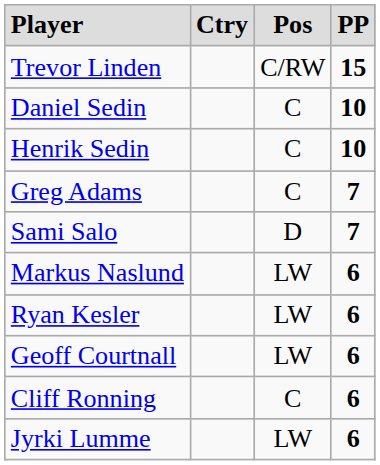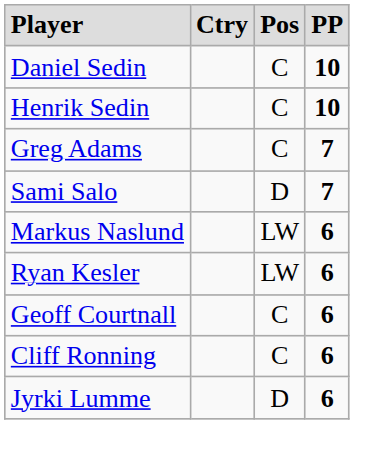- row: (86, 66)
(293, 356) LW -> (280, 314) C
(293, 438) LW -> (280, 397) D
